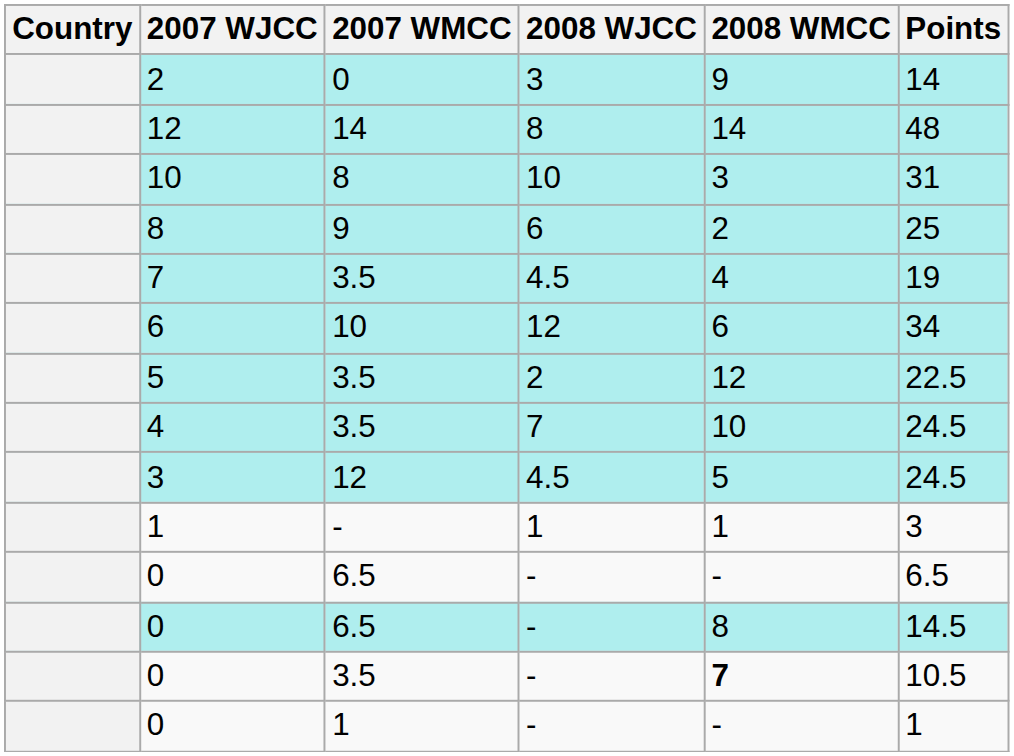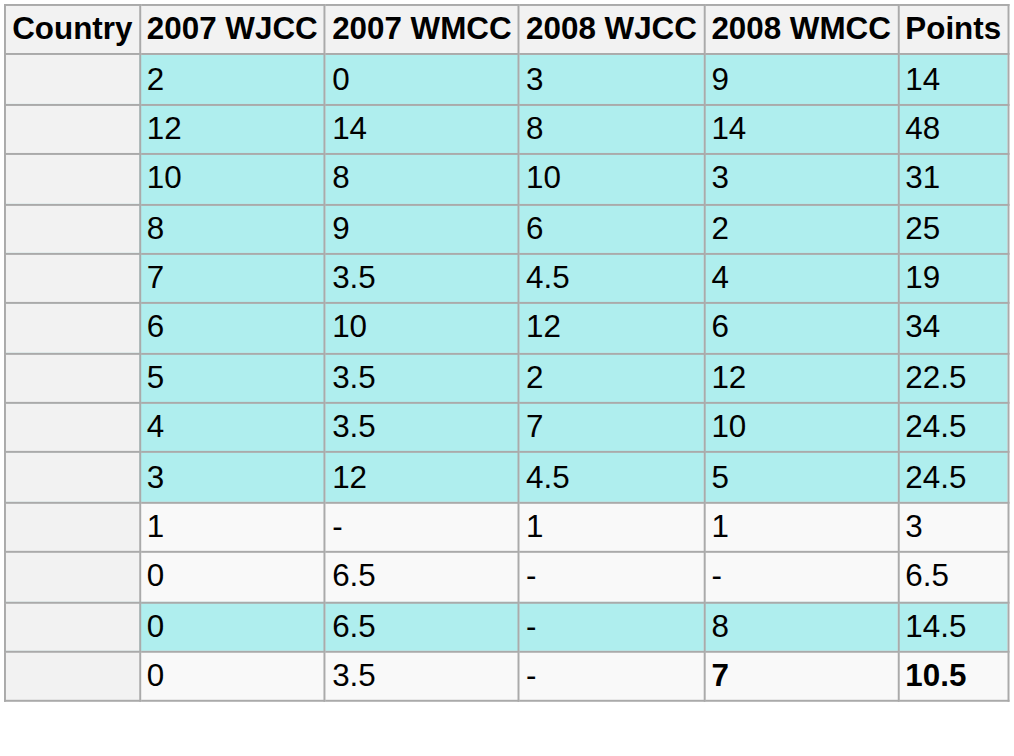(936, 675) normal -> (936, 675) bold
- row: (156, 725)
